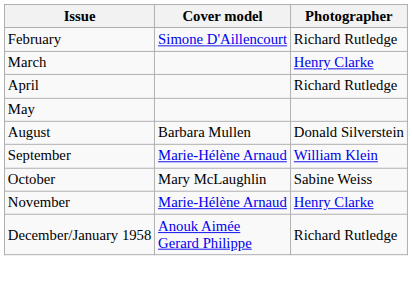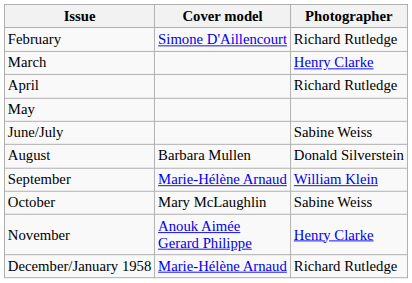+ row: (36, 132)
(222, 202) Marie-Hélène Arnaud -> (205, 234) Anouk Aimée Gerard Philippe
(205, 234) Anouk Aimée Gerard Philippe -> (222, 266) Marie-Hélène Arnaud
